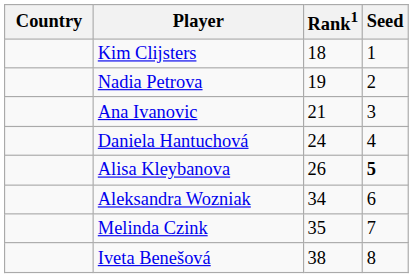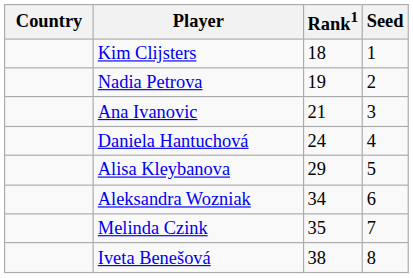(317, 169) 26 -> (317, 169) 29
(371, 169) bold -> (371, 169) normal
